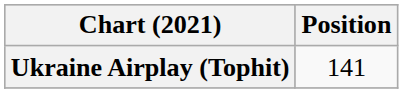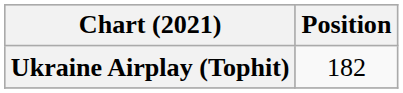(347, 66) 141 -> (347, 66) 182
